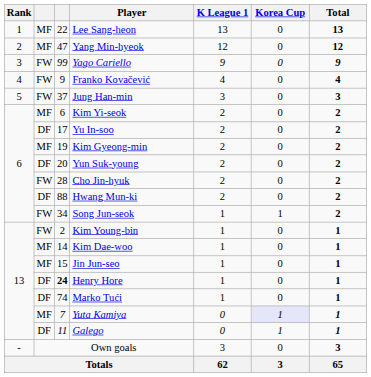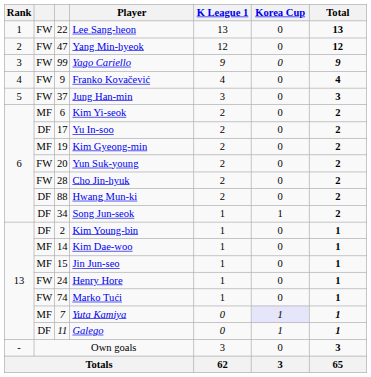(44, 29) MF -> (44, 29) FW
(44, 46) MF -> (44, 46) FW
(44, 163) DF -> (44, 163) FW
(44, 213) FW -> (44, 213) DF
(44, 230) FW -> (44, 230) DF
(44, 280) DF -> (44, 280) FW
(62, 280) bold -> (62, 280) normal
(44, 297) DF -> (44, 297) FW
